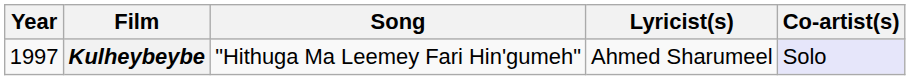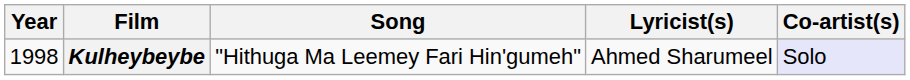(34, 56) 1997 -> (34, 56) 1998
